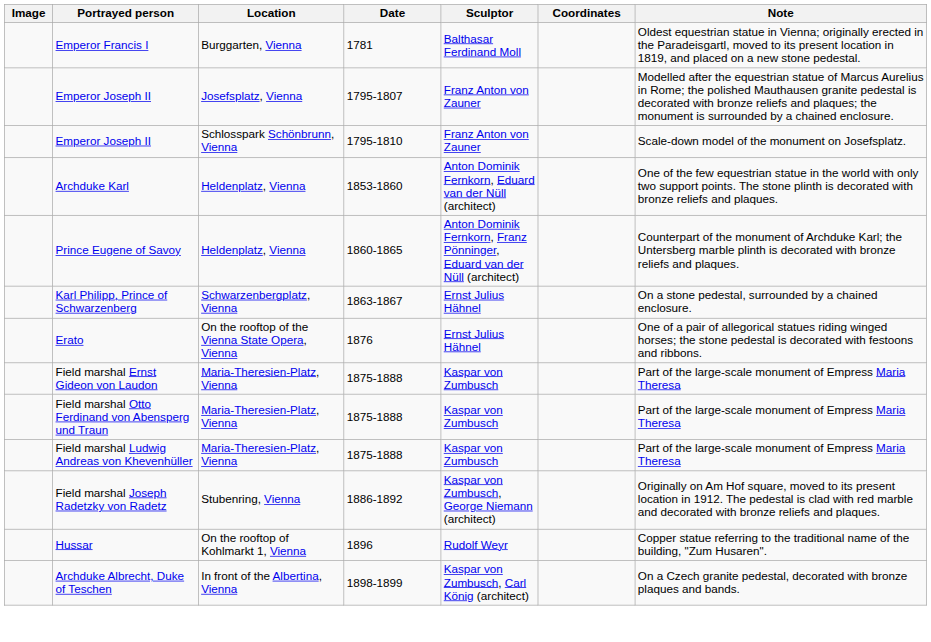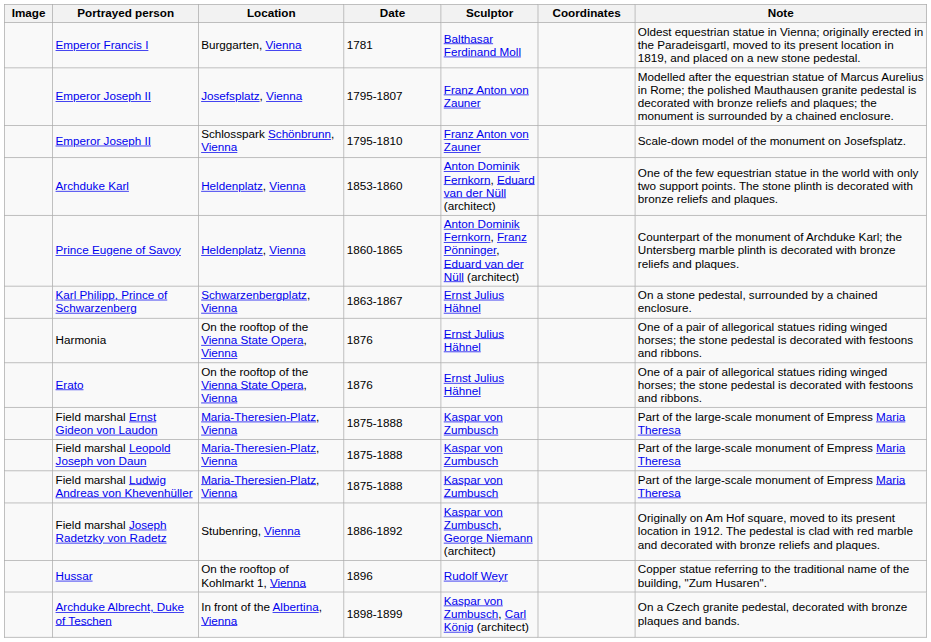+ row: (81, 340)
+ row: (113, 455)
- row: (122, 416)
